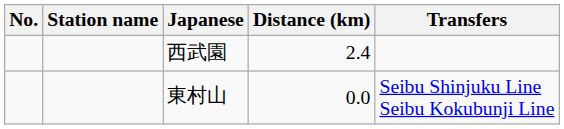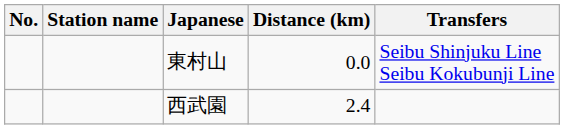rows swapped: (197, 96) <-> (197, 52)
